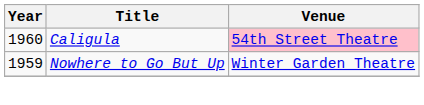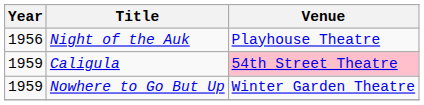+ row: (120, 40)
(26, 40) 1960 -> (26, 64) 1959
